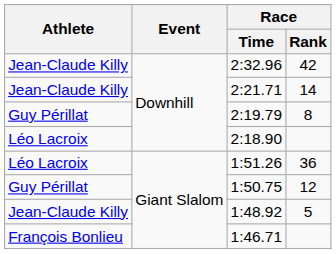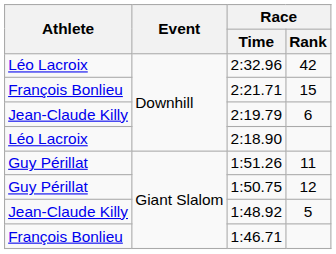(68, 66) Jean-Claude Killy -> (48, 66) Léo Lacroix
(68, 90) Jean-Claude Killy -> (65, 90) François Bonlieu
(308, 90) 14 -> (308, 90) 15
(48, 114) Guy Périllat -> (68, 114) Jean-Claude Killy
(308, 114) 8 -> (308, 114) 6
(48, 163) Léo Lacroix -> (48, 163) Guy Périllat
(308, 163) 36 -> (308, 163) 11
